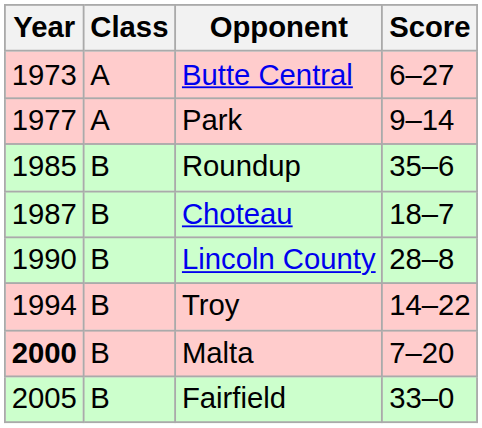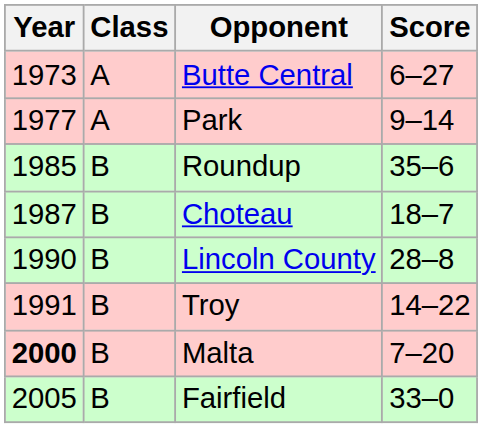(44, 306) 1994 -> (44, 306) 1991
